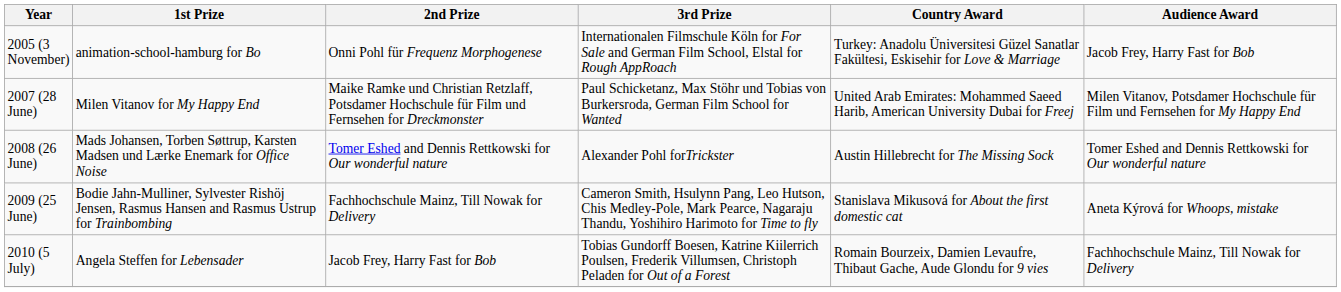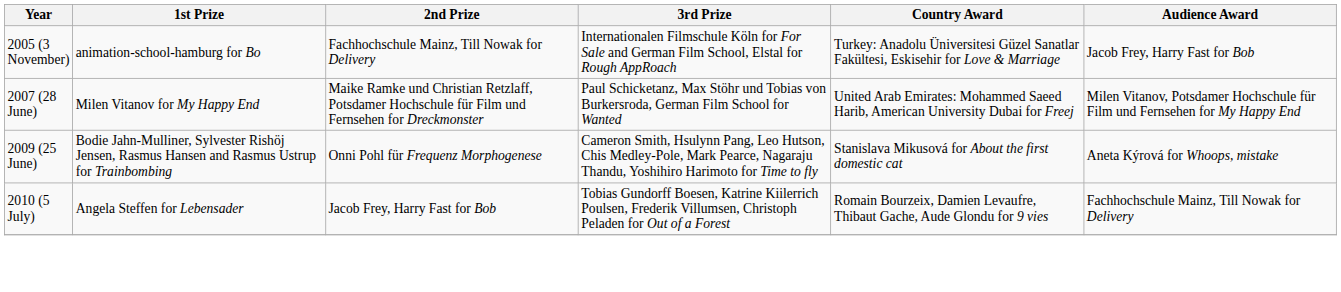(435, 52) Onni Pohl für Frequenz Morphogenese -> (435, 52) Fachhochschule Mainz, Till Nowak for Delivery
- row: (32, 156)
(435, 208) Fachhochschule Mainz, Till Nowak for Delivery -> (435, 156) Onni Pohl für Frequenz Morphogenese
